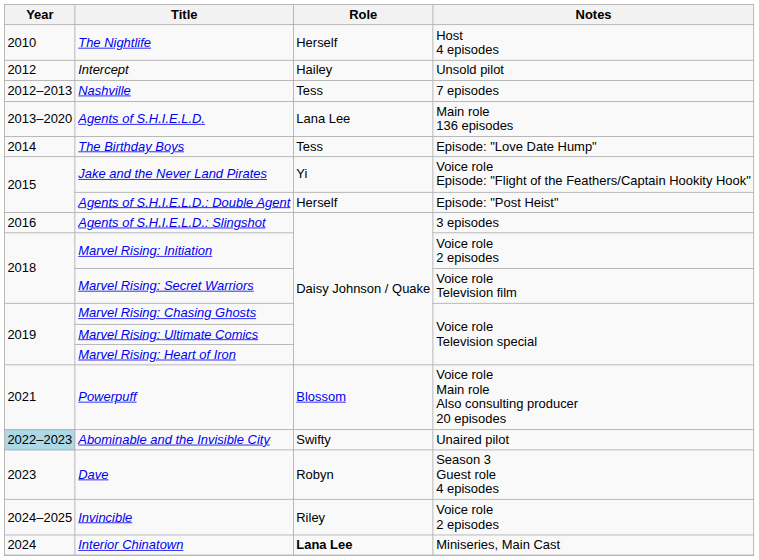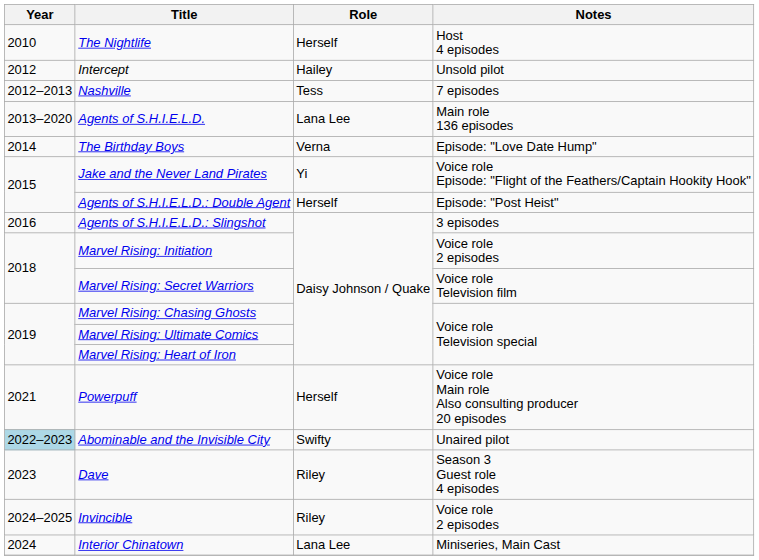(310, 146) Tess -> (313, 146) Verna
(321, 397) Blossom -> (317, 397) Herself
(315, 474) Robyn -> (311, 474) Riley
(324, 545) bold -> (323, 545) normal
